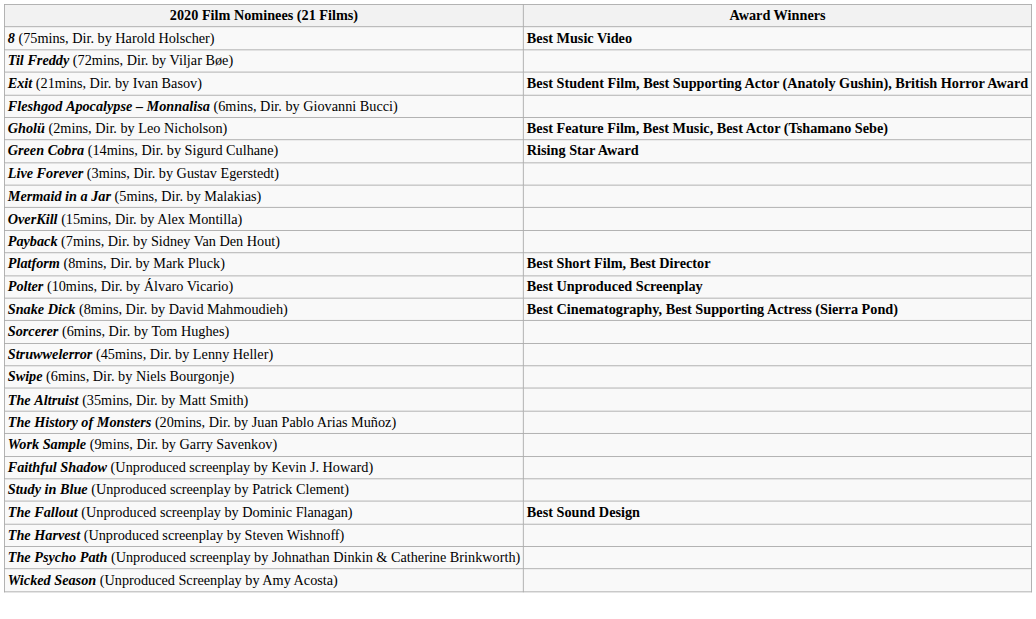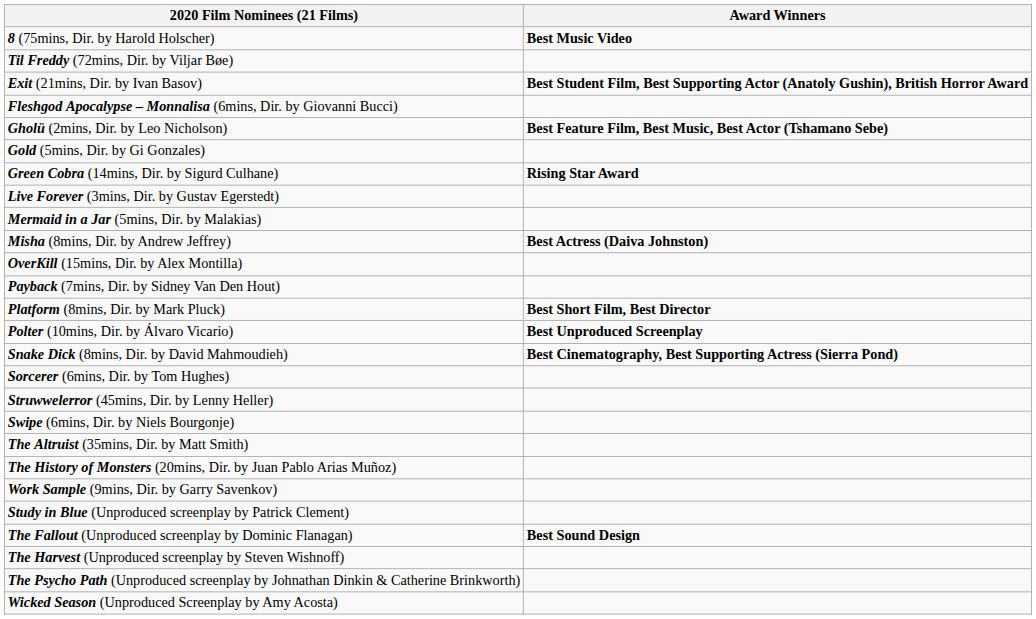+ row: (106, 151)
+ row: (119, 241)
- row: (190, 467)
